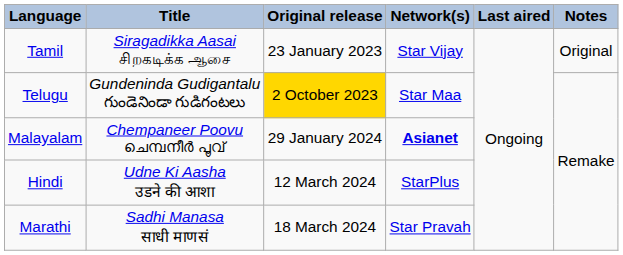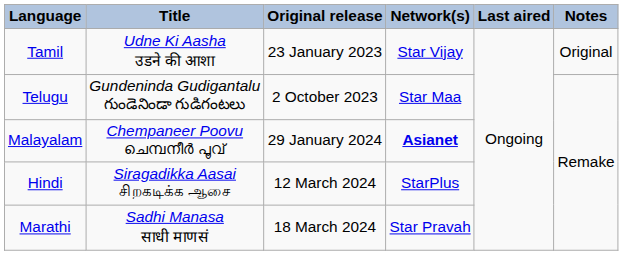(175, 49) Siragadikka Aasai சிறகடிக்க ஆசை -> (175, 51) Udne Ki Aasha उडने की आशा
(325, 95) gold background -> (325, 97) no background
(175, 181) Udne Ki Aasha उडने की आशा -> (175, 182) Siragadikka Aasai சிறகடிக்க ஆசை
